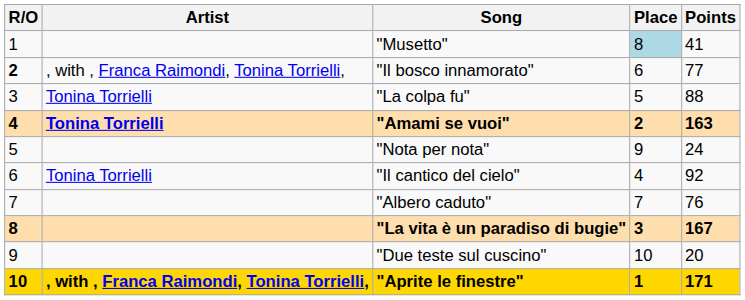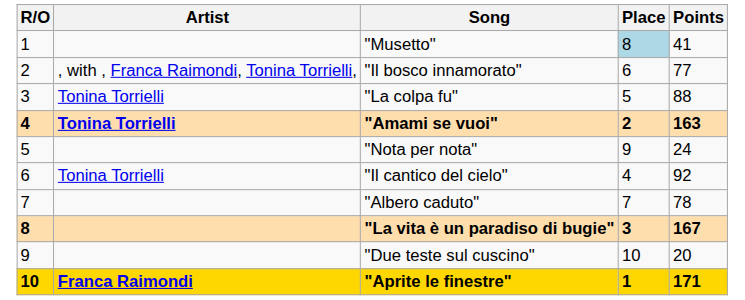(13, 70) bold -> (25, 70) normal
(694, 202) 76 -> (682, 202) 78
(207, 281) , with , Franca Raimondi, Tonina Torrielli, -> (125, 281) Franca Raimondi
